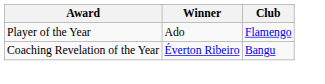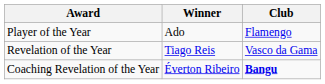+ row: (59, 50)
(260, 50) normal -> (261, 69) bold
